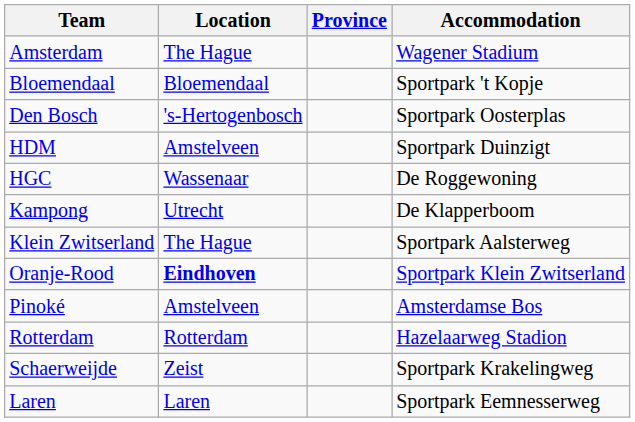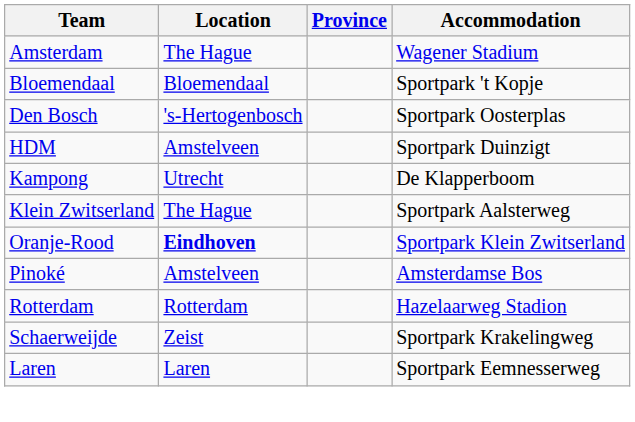- row: (30, 178)
